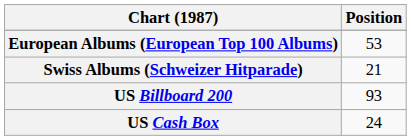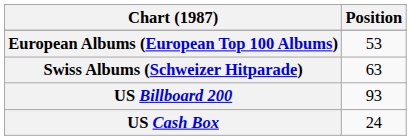(374, 69) 21 -> (374, 69) 63
